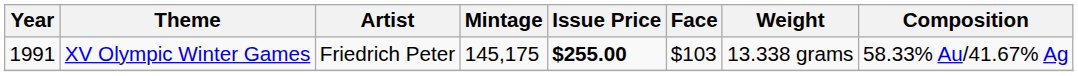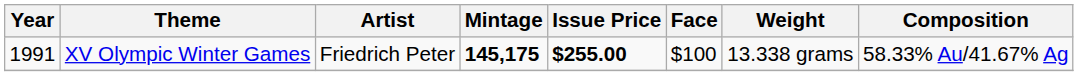(502, 53) normal -> (502, 53) bold
(694, 53) $103 -> (694, 53) $100
